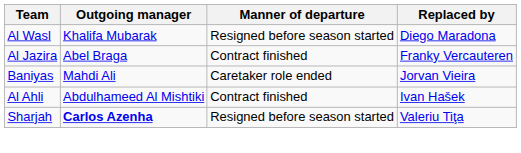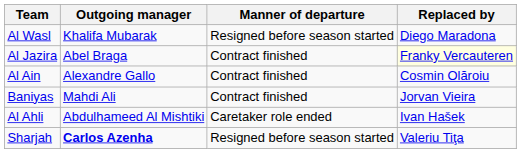(456, 55) no background -> (456, 55) lightyellow background
+ row: (24, 76)
(271, 76) Caretaker role ended -> (259, 96) Contract finished
(259, 96) Contract finished -> (271, 117) Caretaker role ended
